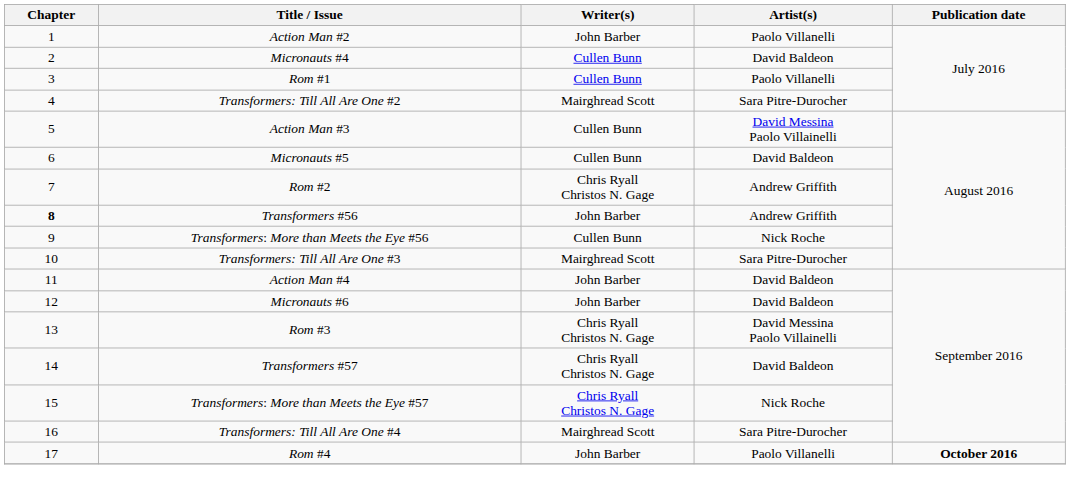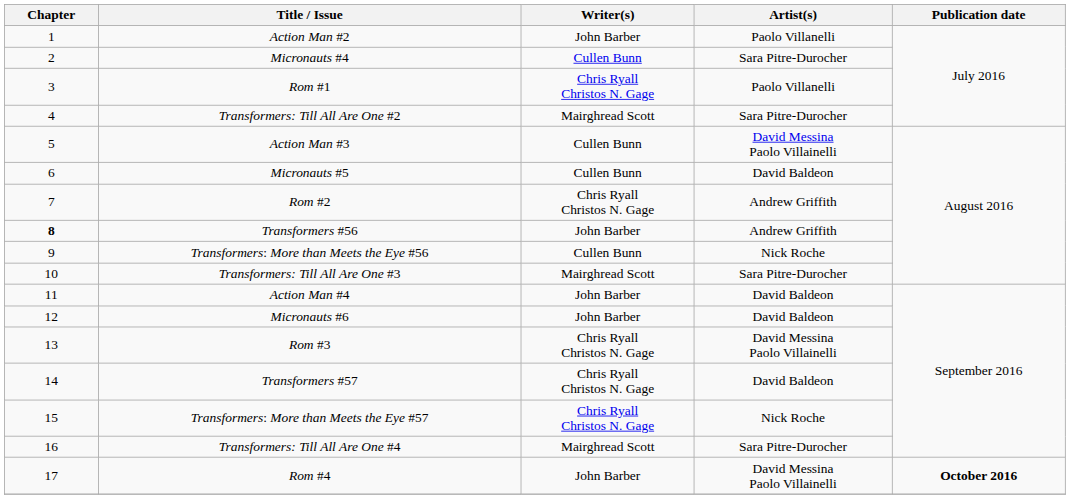(793, 57) David Baldeon -> (793, 57) Sara Pitre-Durocher
(608, 79) Cullen Bunn -> (608, 86) Chris Ryall Christos N. Gage
(793, 453) Paolo Villanelli -> (793, 475) David Messina Paolo Villainelli
